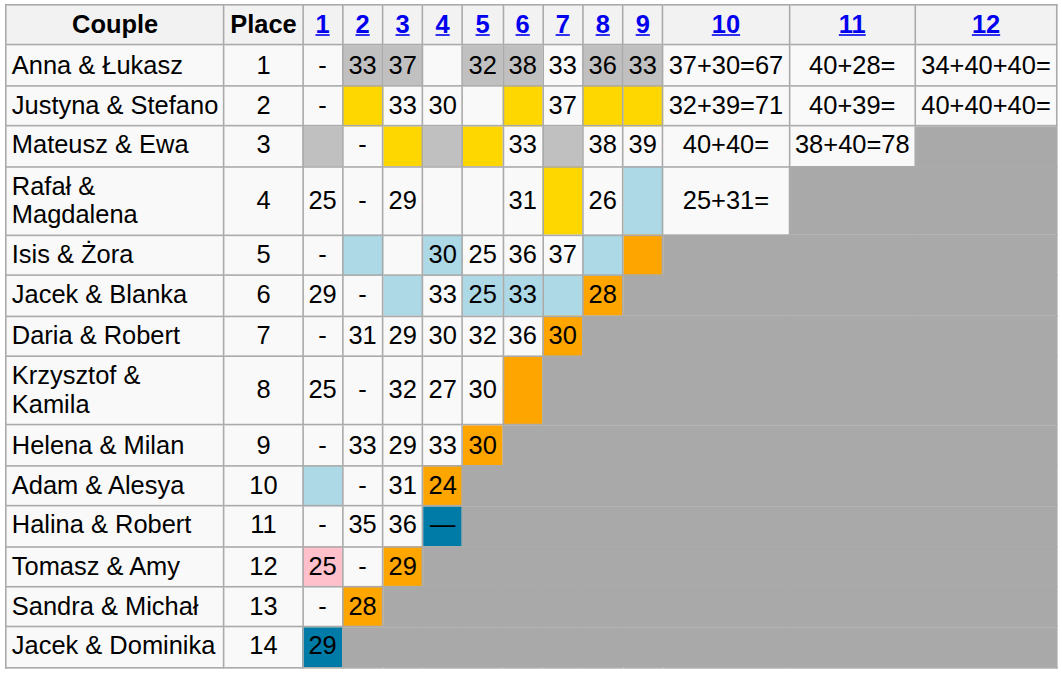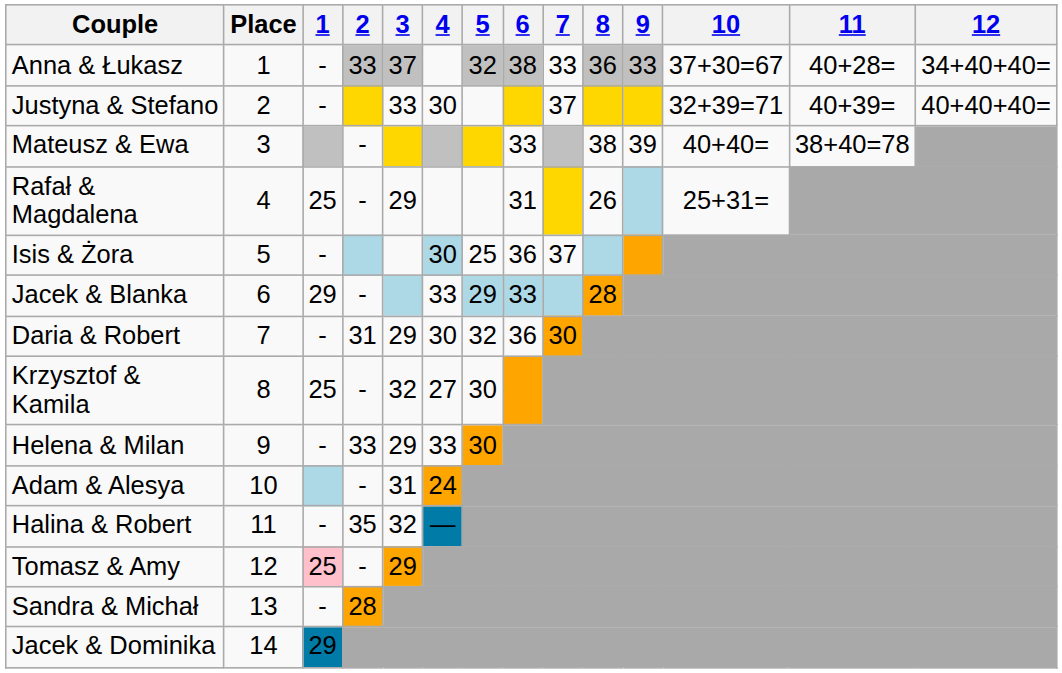(483, 295) 25 -> (483, 295) 29
(403, 525) 36 -> (403, 525) 32
